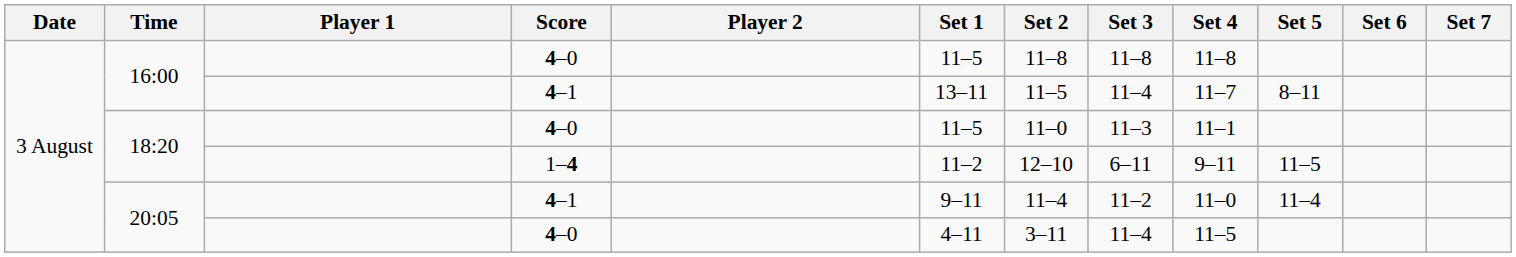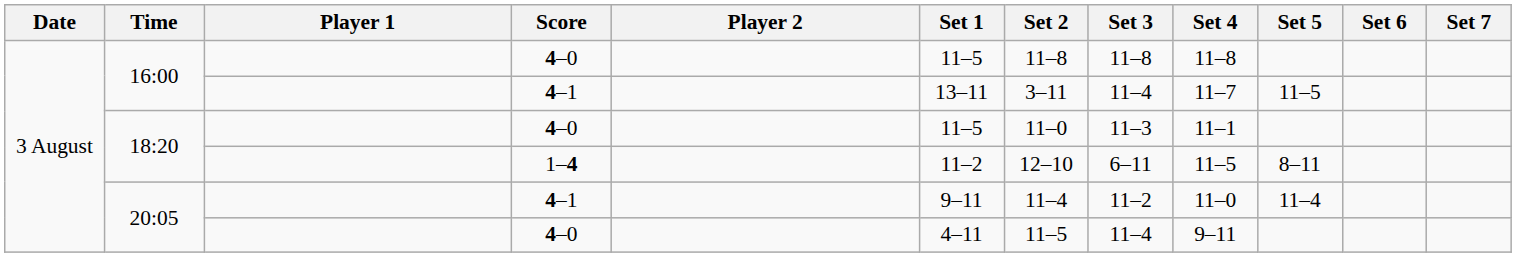(1046, 93) 11–5 -> (1046, 93) 3–11
(1300, 93) 8–11 -> (1300, 93) 11–5
(1215, 164) 9–11 -> (1215, 164) 11–5
(1300, 164) 11–5 -> (1300, 164) 8–11
(1046, 234) 3–11 -> (1046, 234) 11–5
(1215, 234) 11–5 -> (1215, 234) 9–11
